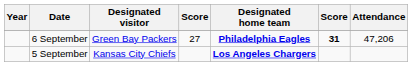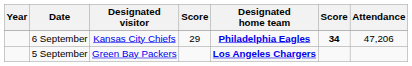(134, 38) Green Bay Packers -> (134, 38) Kansas City Chiefs
(195, 38) 27 -> (195, 38) 29
(334, 38) 31 -> (334, 38) 34
(134, 54) Kansas City Chiefs -> (134, 54) Green Bay Packers
